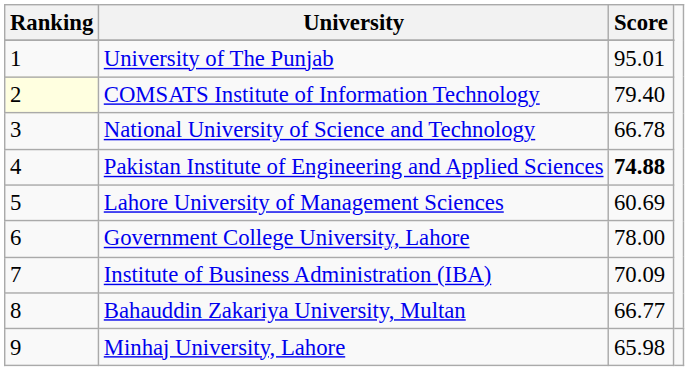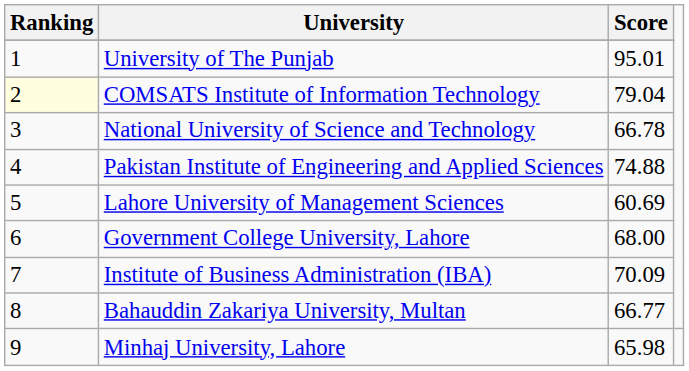(640, 94) 79.40 -> (640, 94) 79.04
(640, 166) bold -> (640, 166) normal
(640, 238) 78.00 -> (640, 238) 68.00
